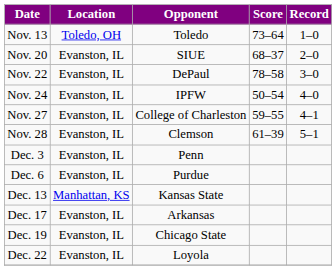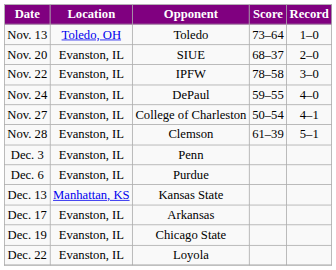(191, 74) DePaul -> (191, 74) IPFW
(191, 94) IPFW -> (191, 94) DePaul
(268, 94) 50–54 -> (268, 94) 59–55
(268, 114) 59–55 -> (268, 114) 50–54
